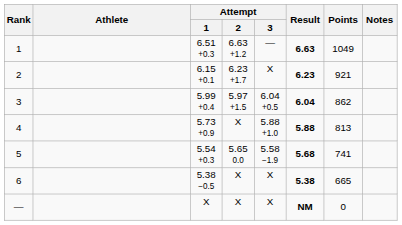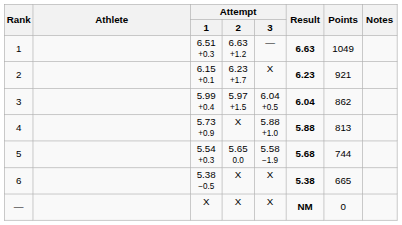(343, 154) 741 -> (343, 154) 744
